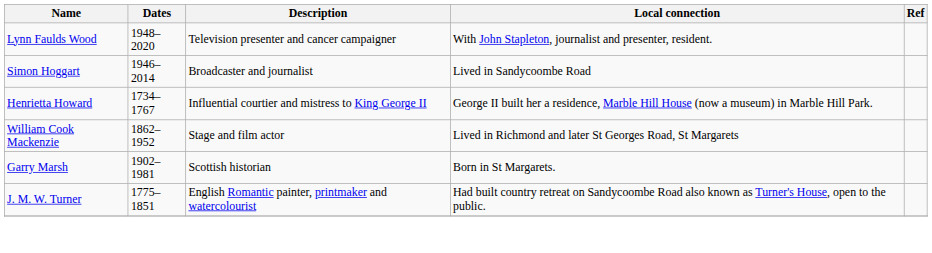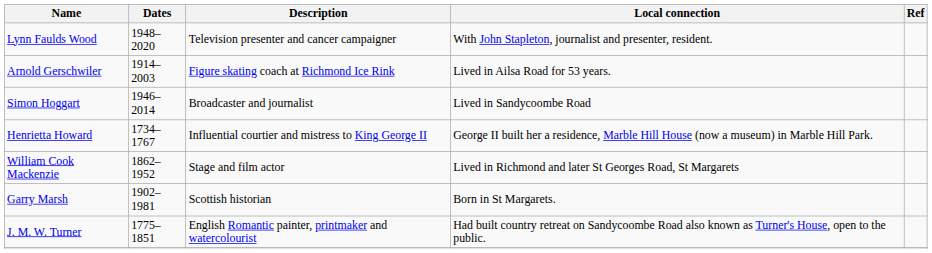+ row: (54, 71)
